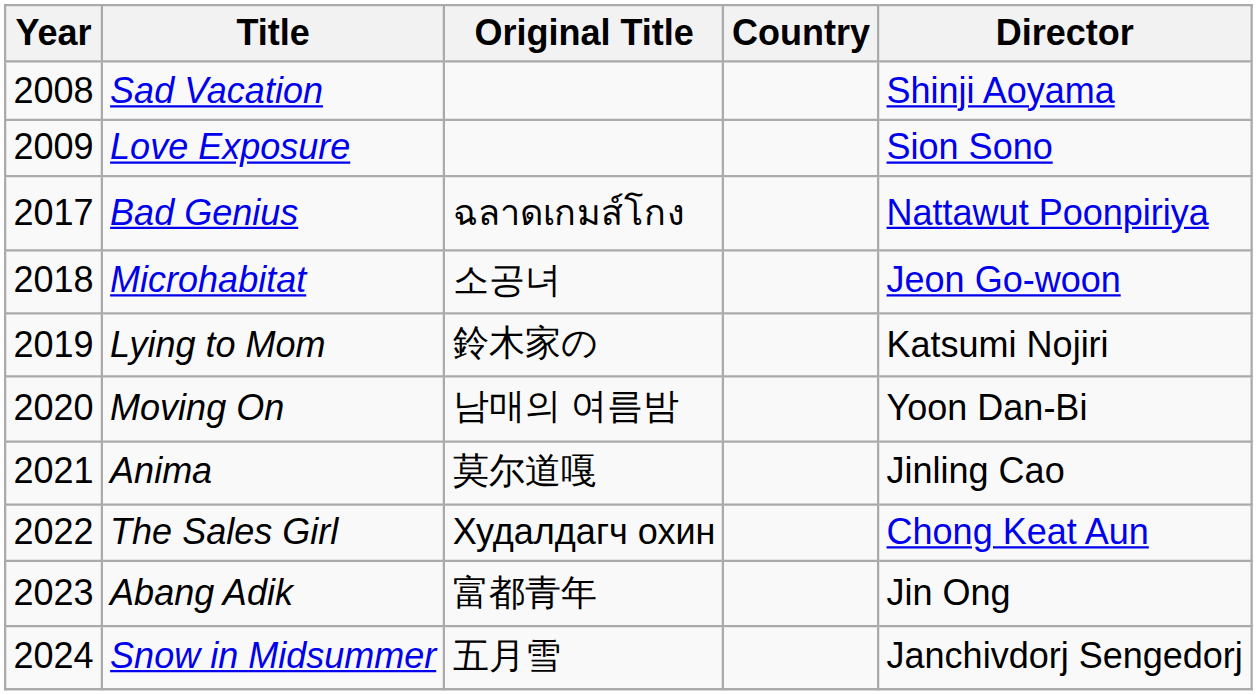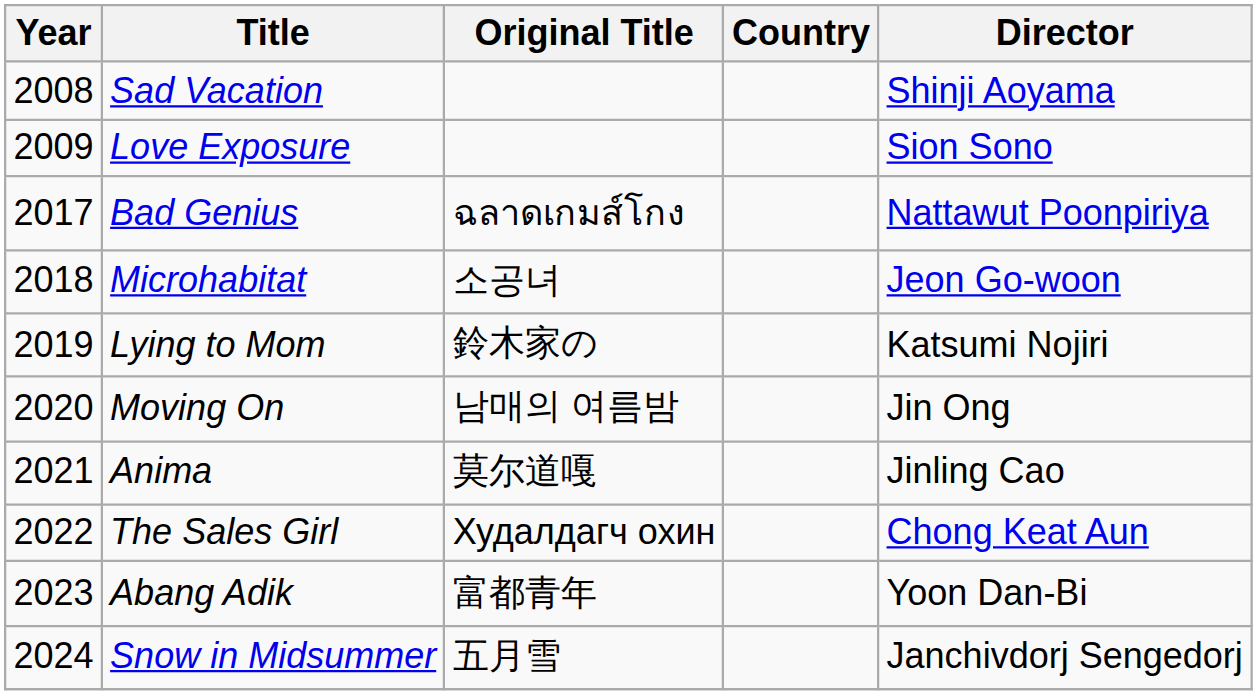(987, 408) Yoon Dan-Bi -> (949, 408) Jin Ong
(949, 593) Jin Ong -> (987, 593) Yoon Dan-Bi
